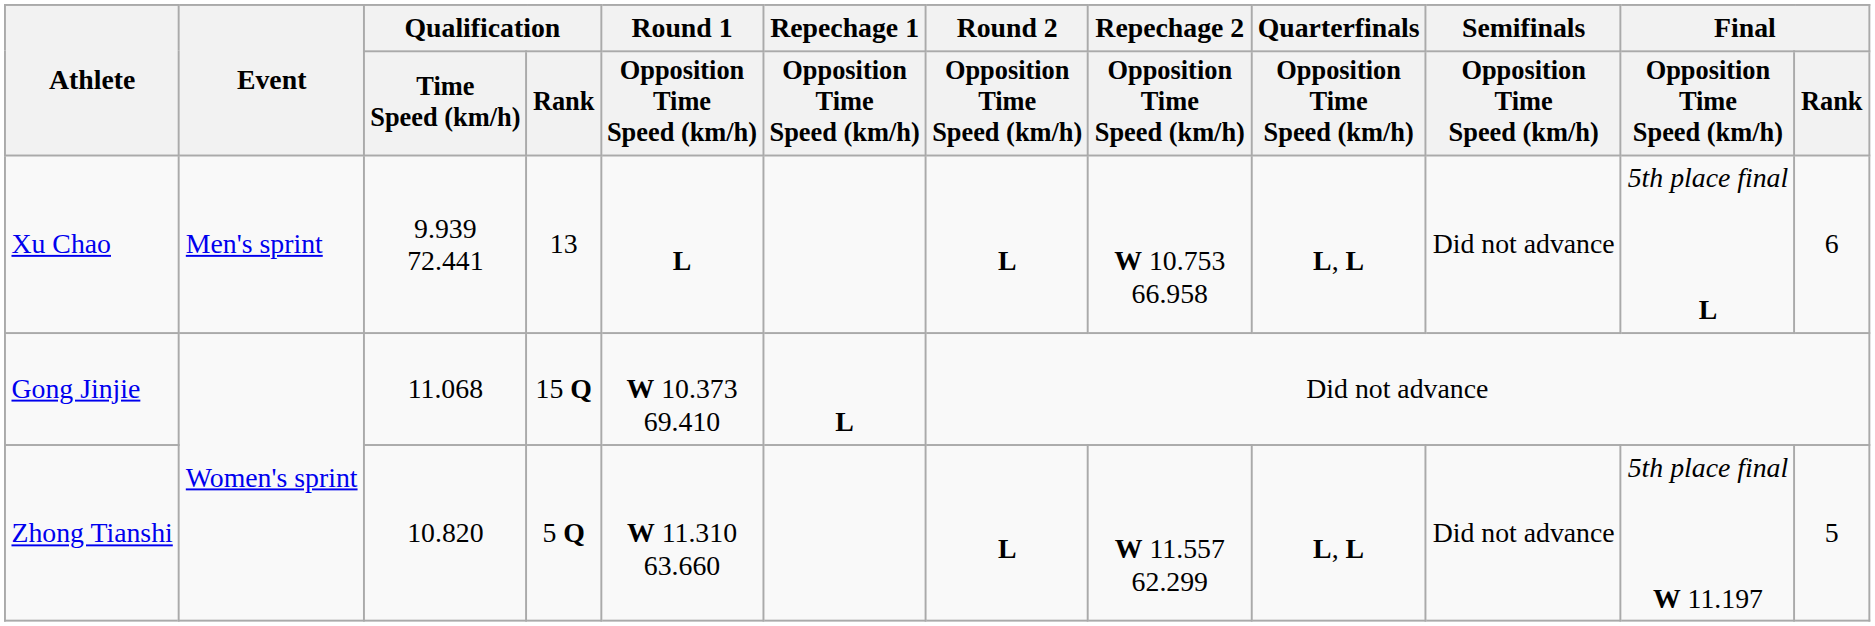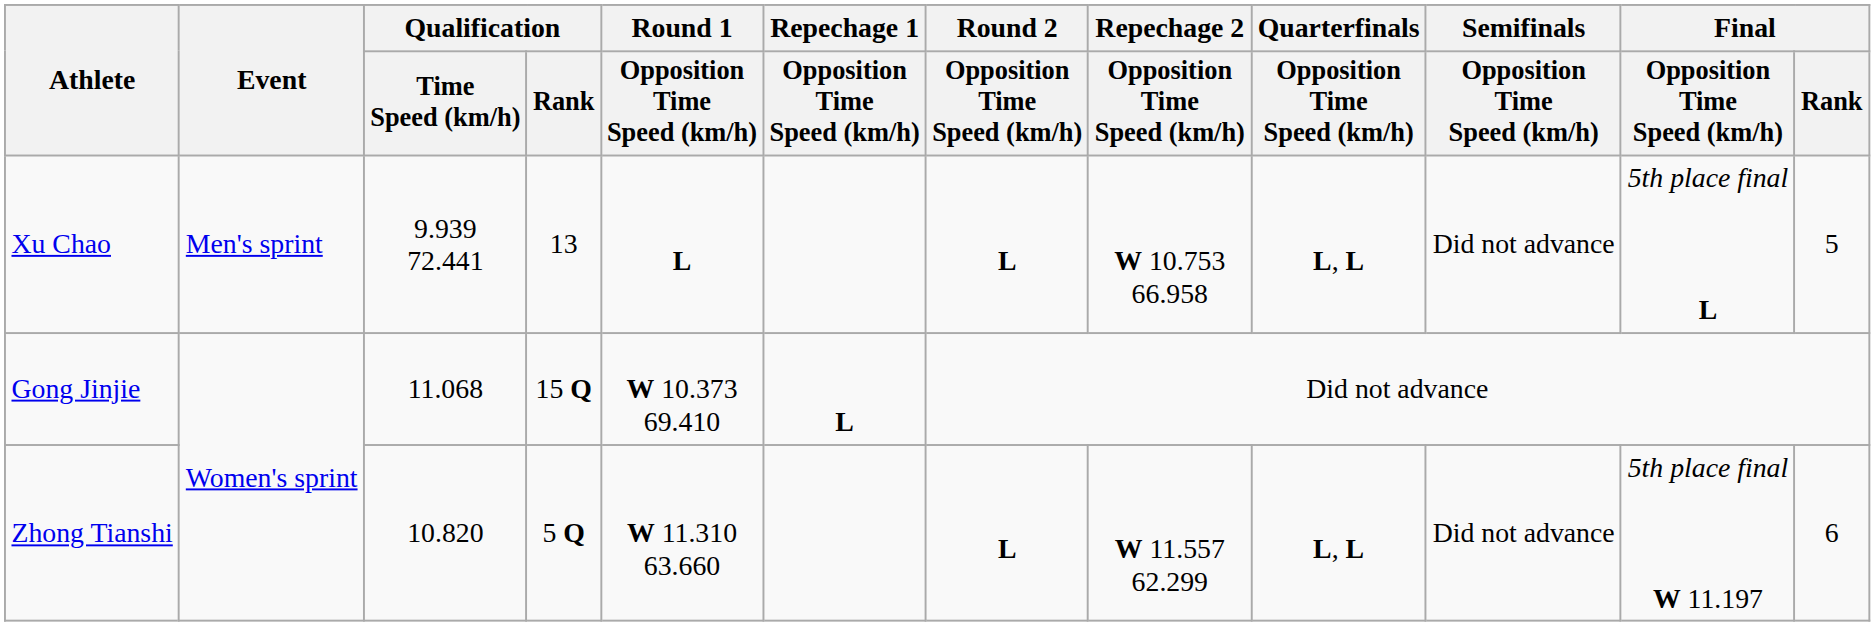(1832, 244) 6 -> (1832, 244) 5
(1832, 532) 5 -> (1832, 532) 6
